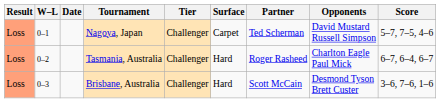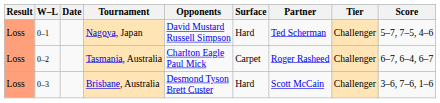columns swapped: (188, 12) <-> (344, 12)
(226, 32) Carpet -> (245, 32) Hard
(223, 58) Hard -> (248, 58) Carpet
